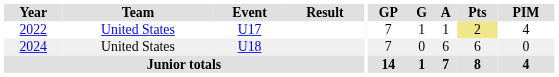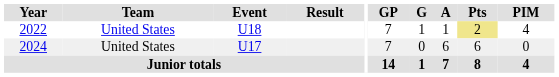(250, 29) U17 -> (250, 29) U18
(250, 47) U18 -> (250, 47) U17
